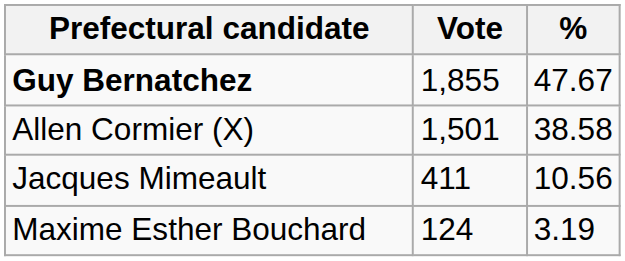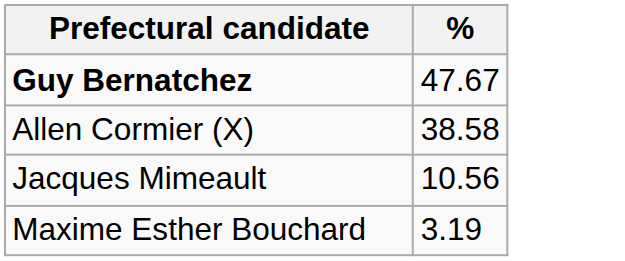- column: (470, 29)
